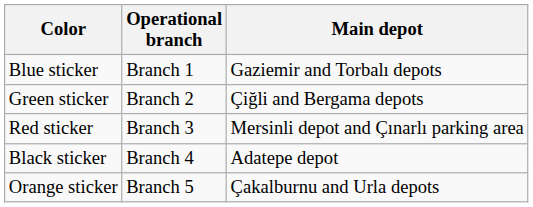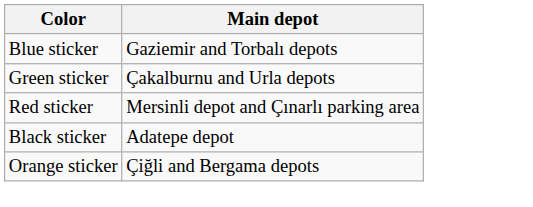- column: (174, 29)
(327, 98) Çiğli and Bergama depots -> (231, 78) Çakalburnu and Urla depots
(335, 187) Çakalburnu and Urla depots -> (223, 166) Çiğli and Bergama depots
